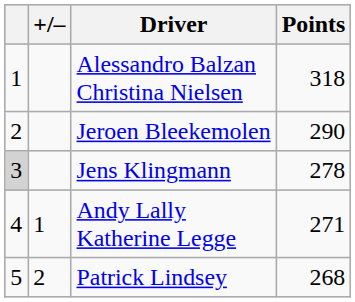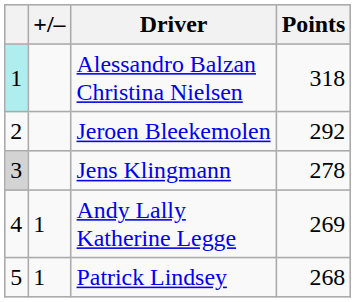(16, 77) no background -> (16, 77) paleturquoise background
(327, 131) 290 -> (327, 131) 292
(327, 224) 271 -> (327, 224) 269
(39, 277) 2 -> (39, 277) 1
